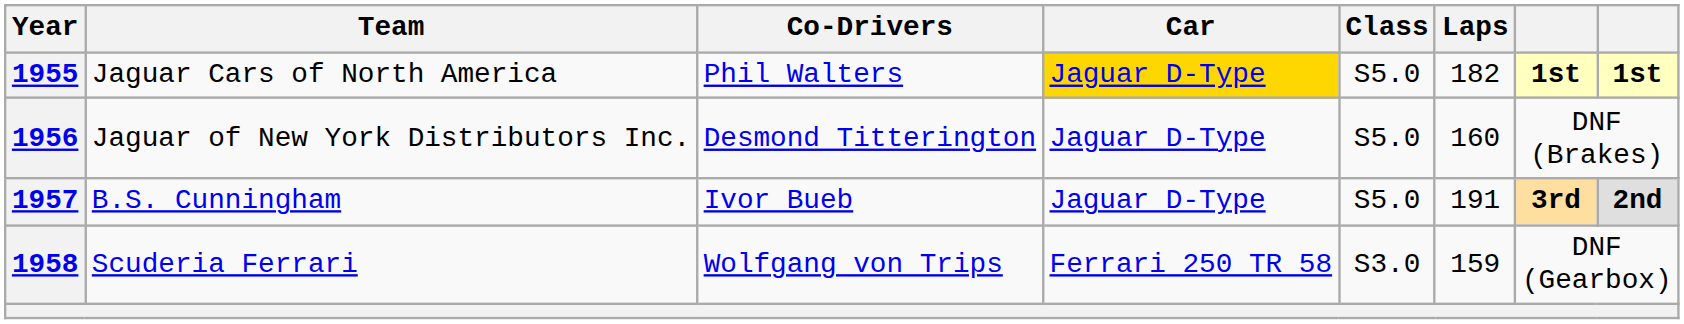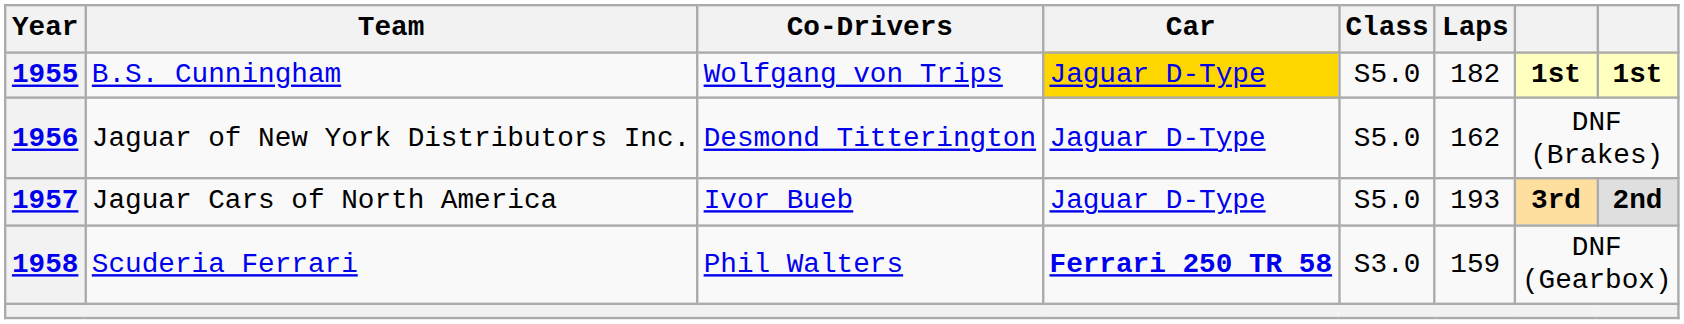(325, 75) Jaguar Cars of North America -> (216, 75) B.S. Cunningham
(803, 75) Phil Walters -> (853, 75) Wolfgang von Trips
(1475, 138) 160 -> (1475, 138) 162
(216, 201) B.S. Cunningham -> (325, 201) Jaguar Cars of North America
(1475, 201) 191 -> (1475, 201) 193
(853, 264) Wolfgang von Trips -> (803, 264) Phil Walters
(1191, 264) normal -> (1191, 264) bold
